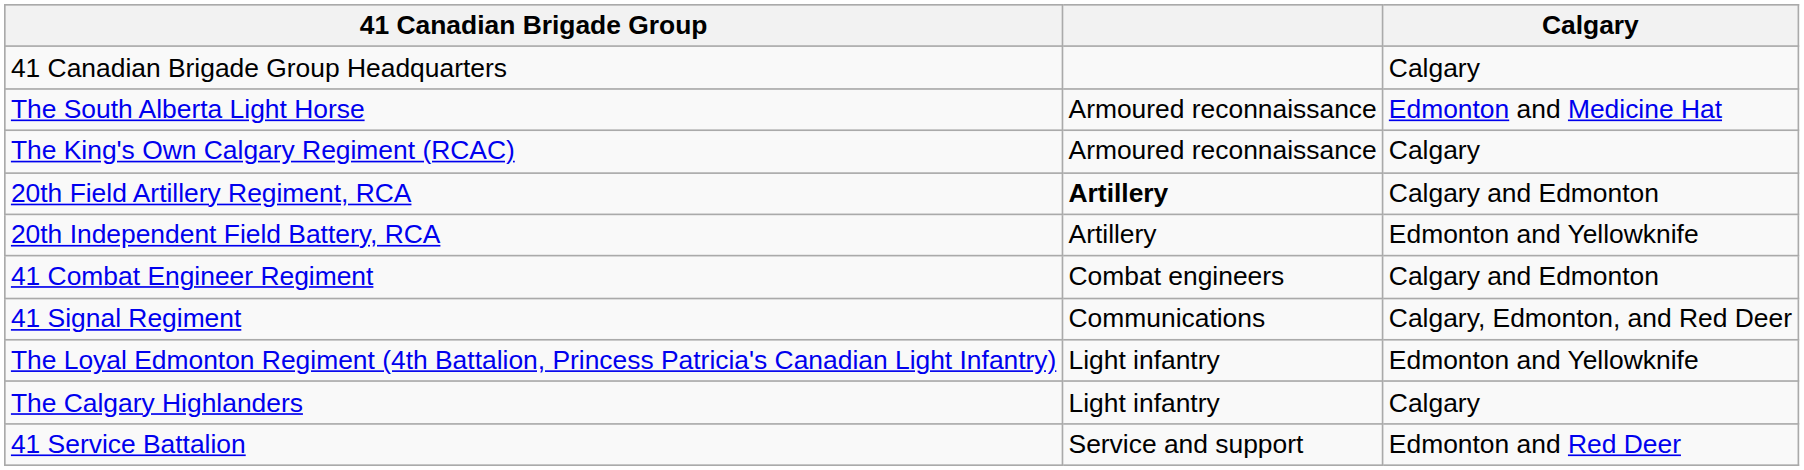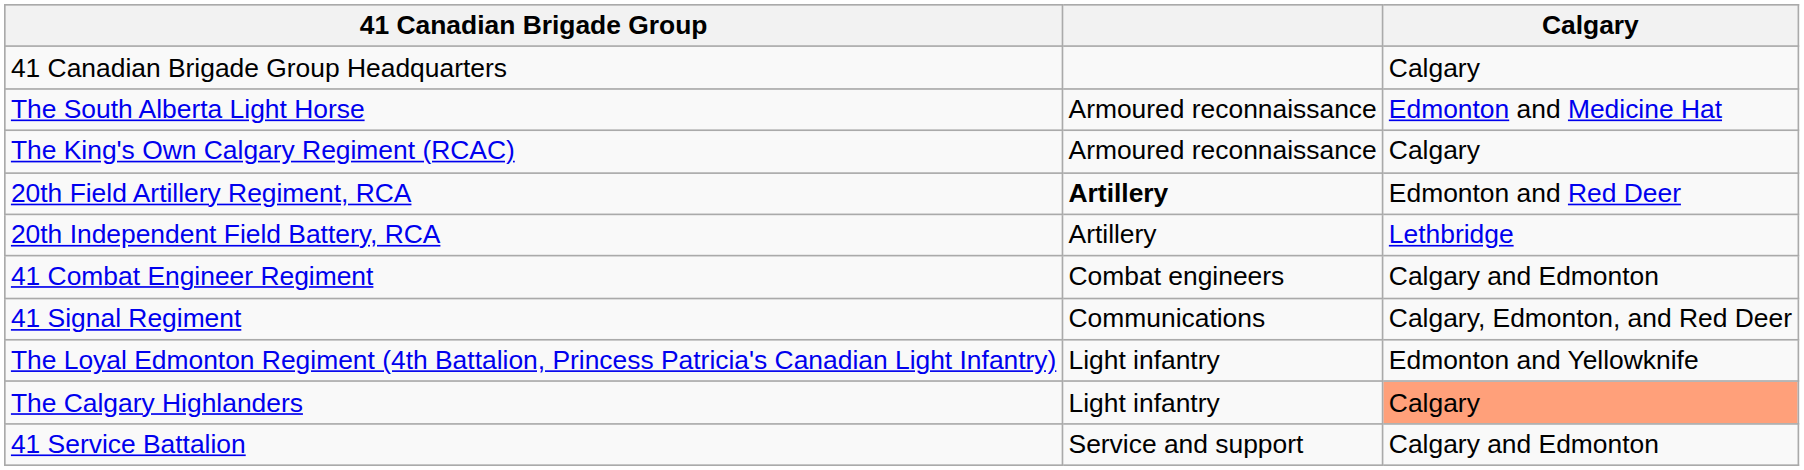(1524, 192) Calgary and Edmonton -> (1535, 192) Edmonton and Red Deer
(1544, 234) Edmonton and Yellowknife -> (1451, 234) Lethbridge
(1434, 402) no background -> (1434, 402) lightsalmon background
(1535, 444) Edmonton and Red Deer -> (1524, 444) Calgary and Edmonton
